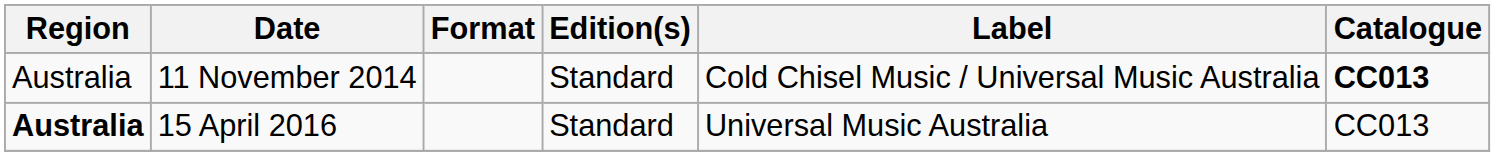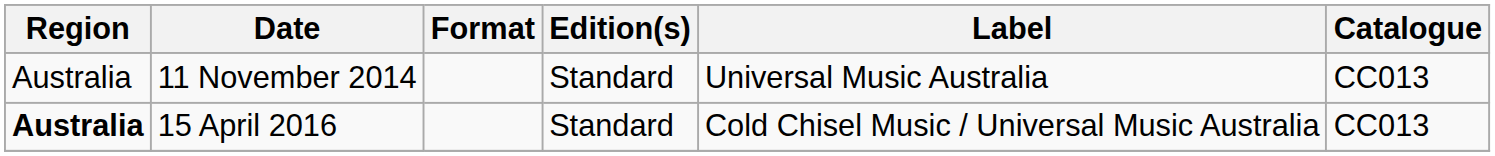(1012, 77) Cold Chisel Music / Universal Music Australia -> (877, 77) Universal Music Australia
(1382, 77) bold -> (1382, 77) normal
(877, 126) Universal Music Australia -> (1012, 126) Cold Chisel Music / Universal Music Australia
